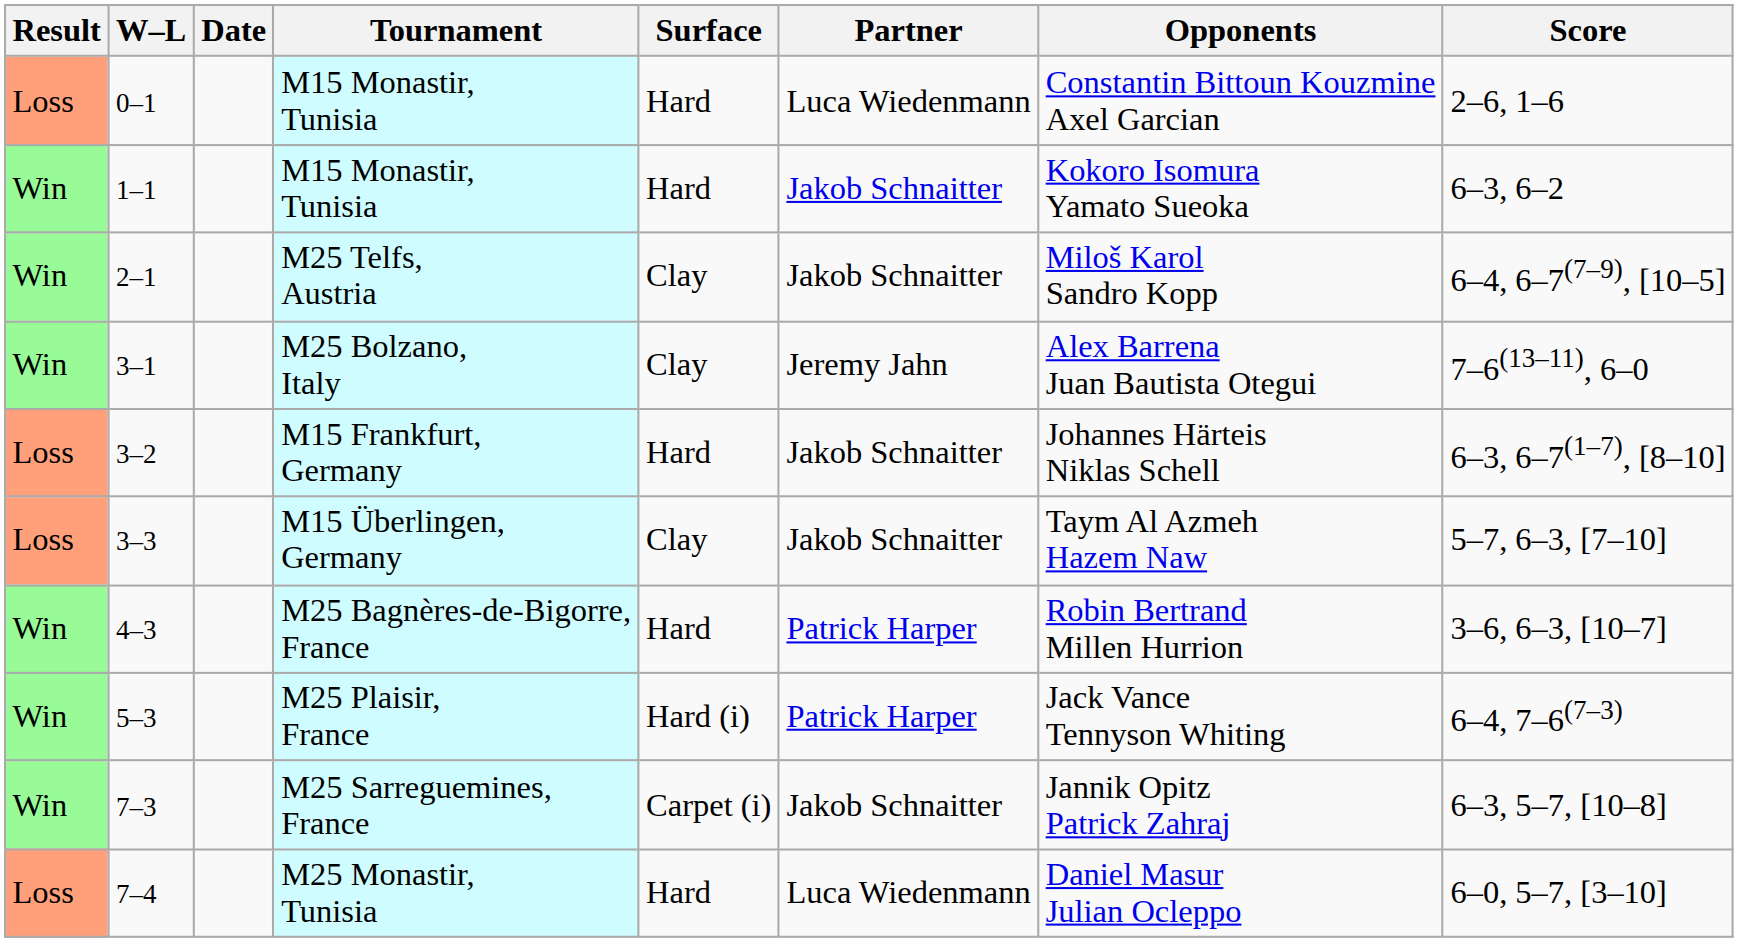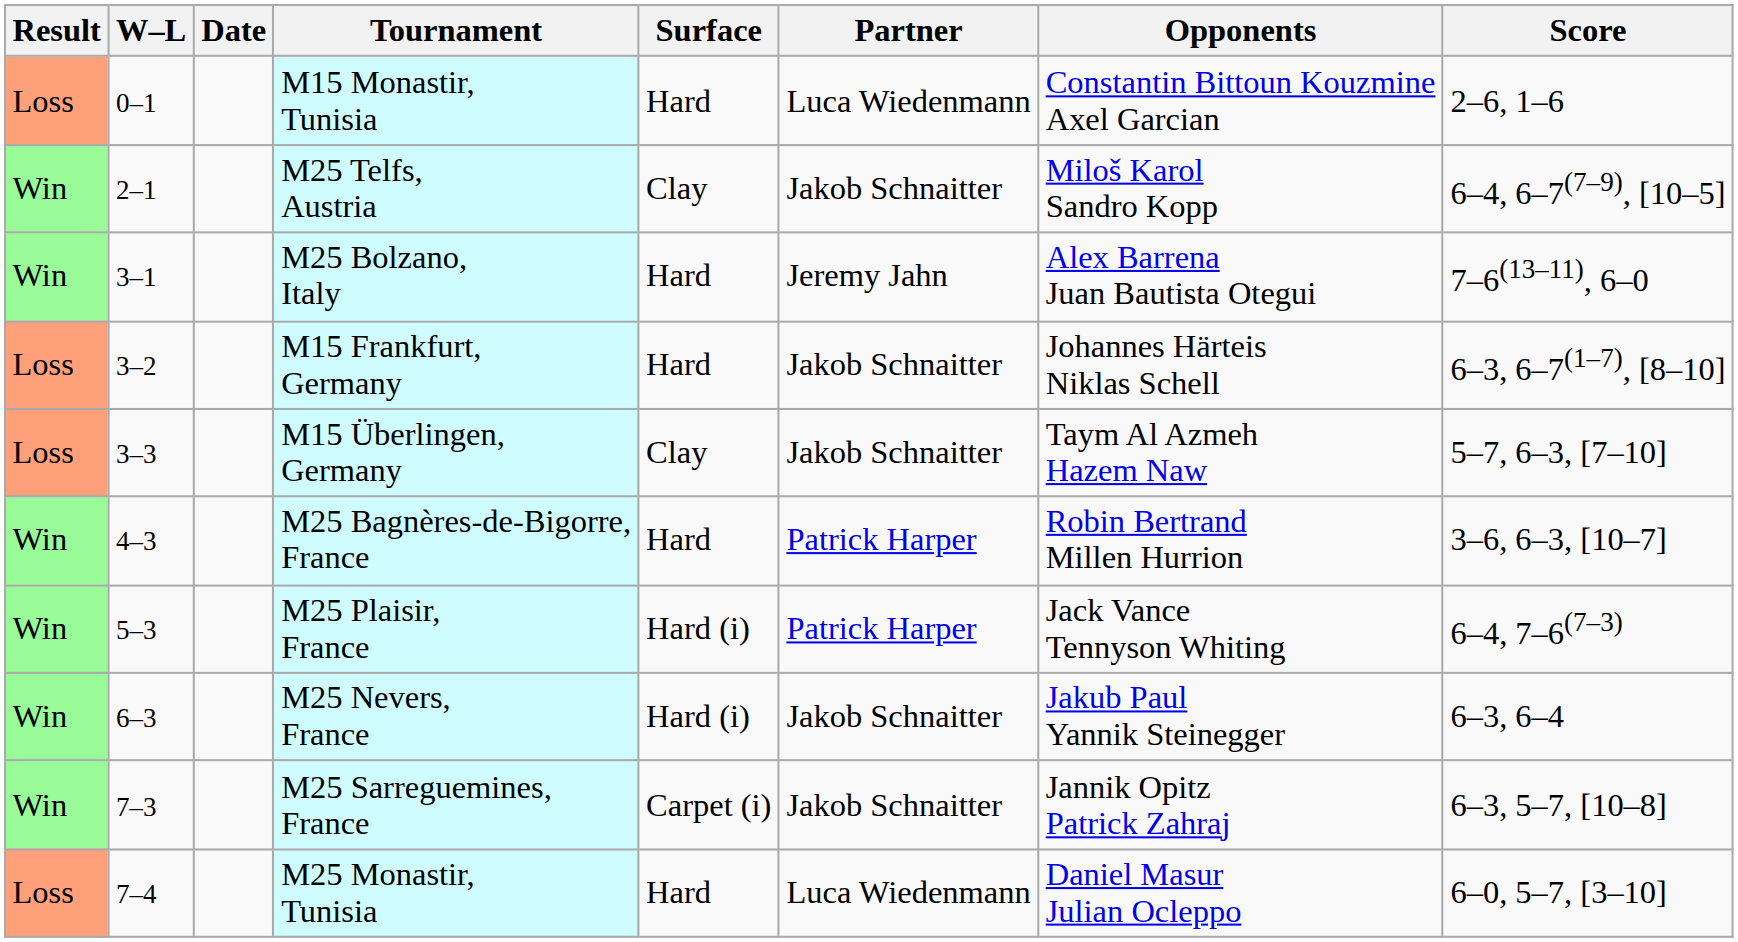- row: (136, 190)
(677, 364) Clay -> (679, 276) Hard
+ row: (136, 718)
